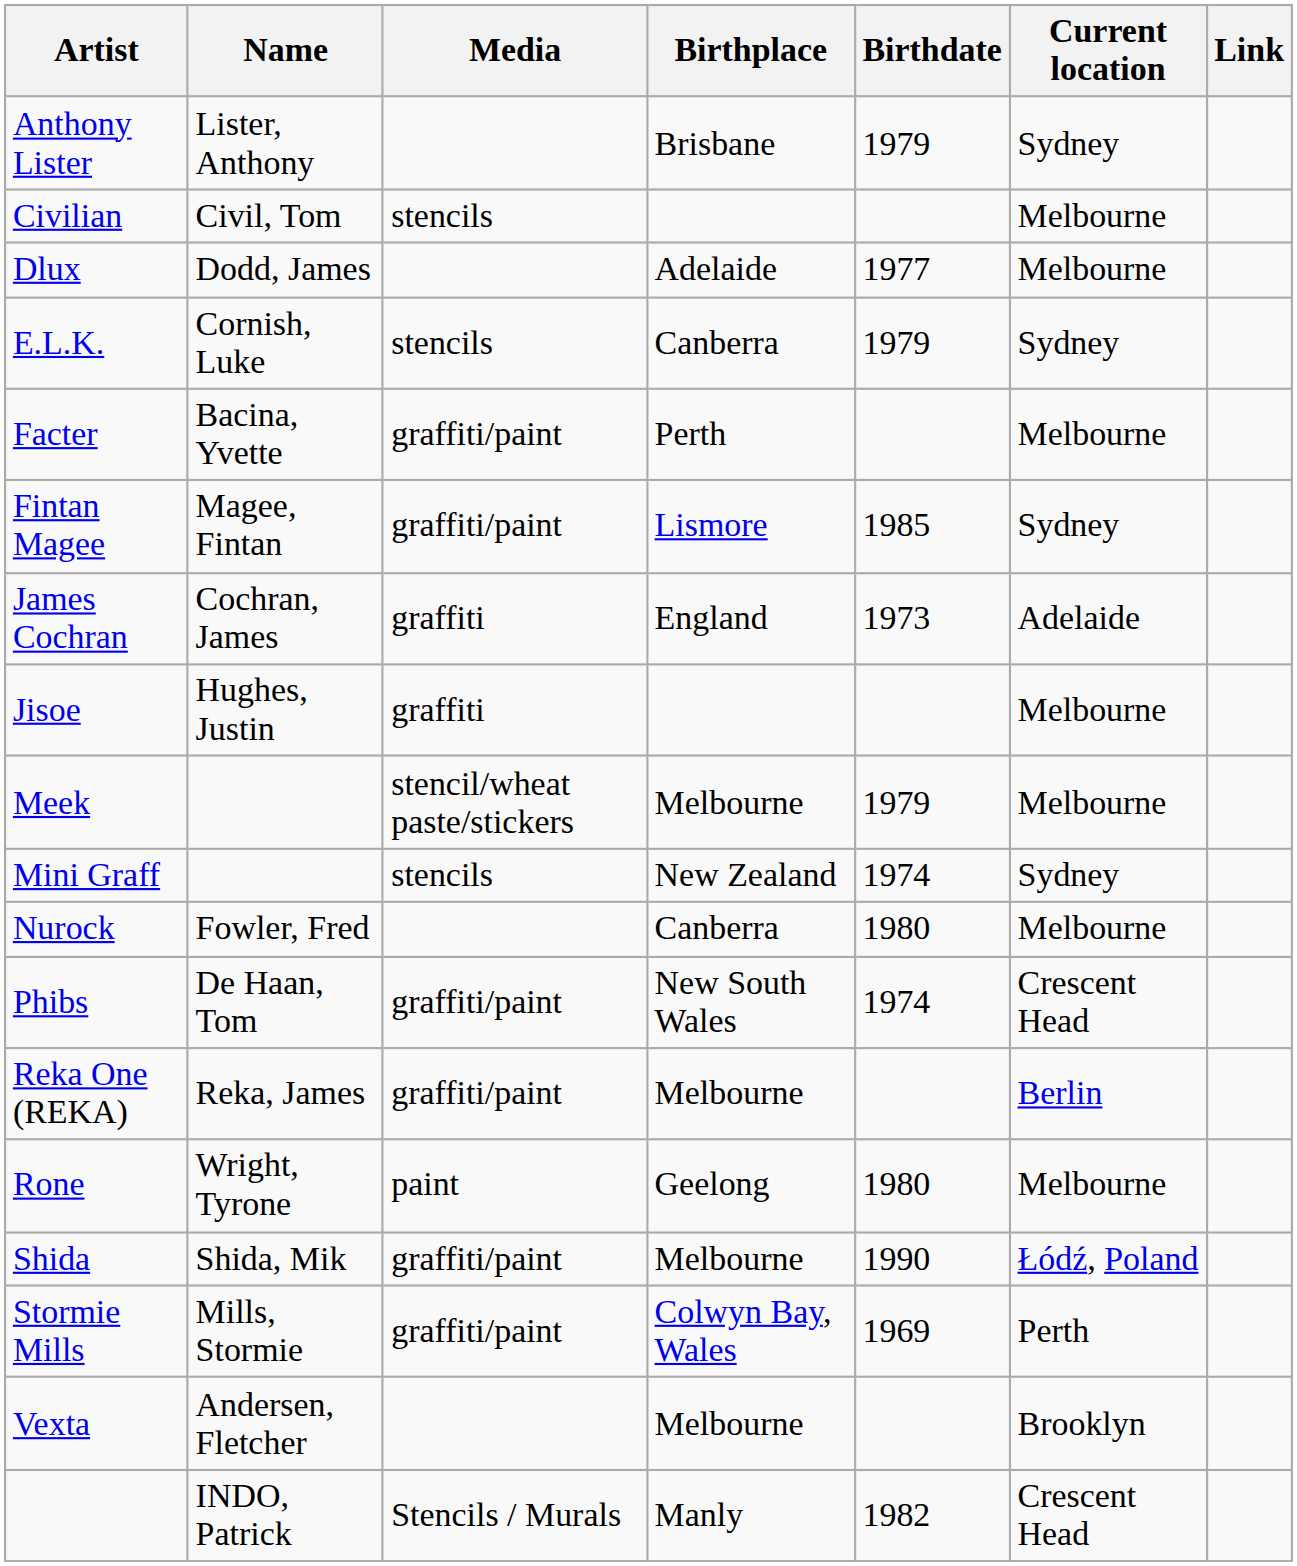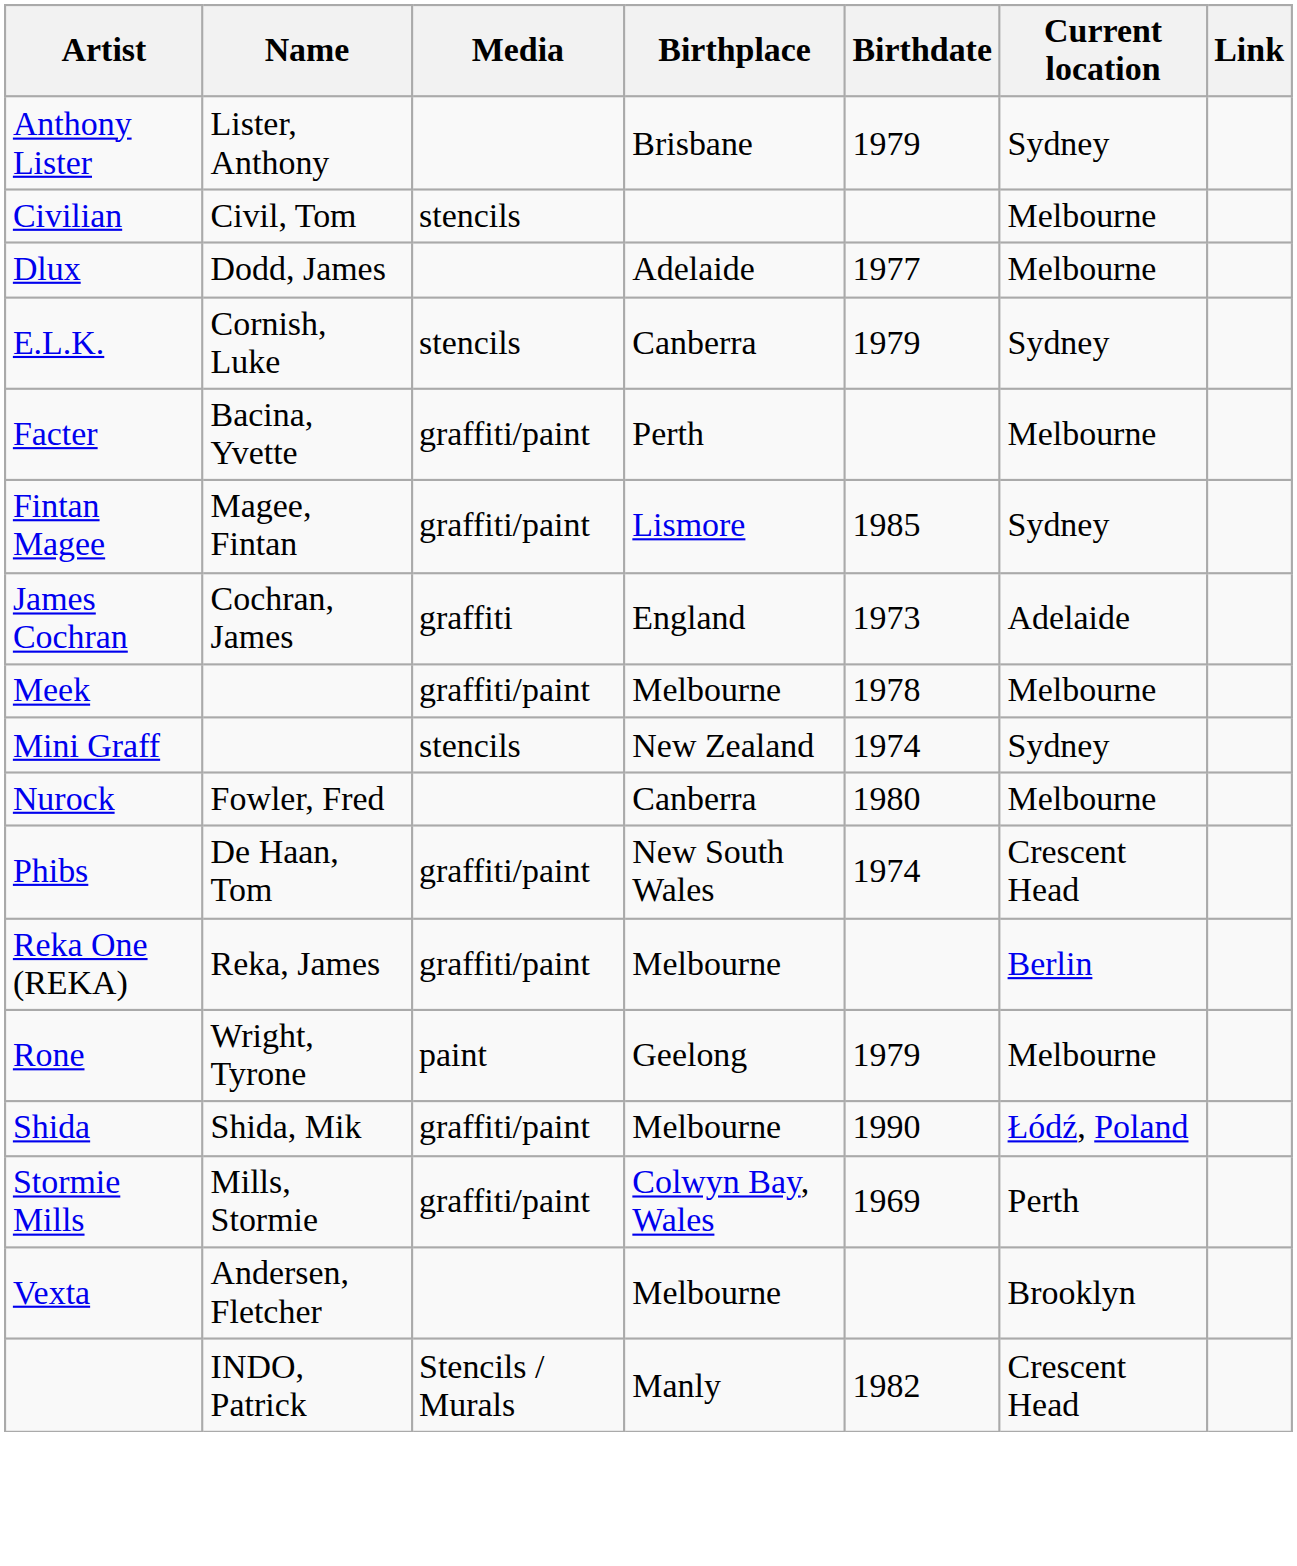- row: (47, 709)
(483, 801) stencil/wheat paste/stickers -> (504, 690) graffiti/paint
(896, 801) 1979 -> (886, 690) 1978
(896, 1185) 1980 -> (886, 1055) 1979
